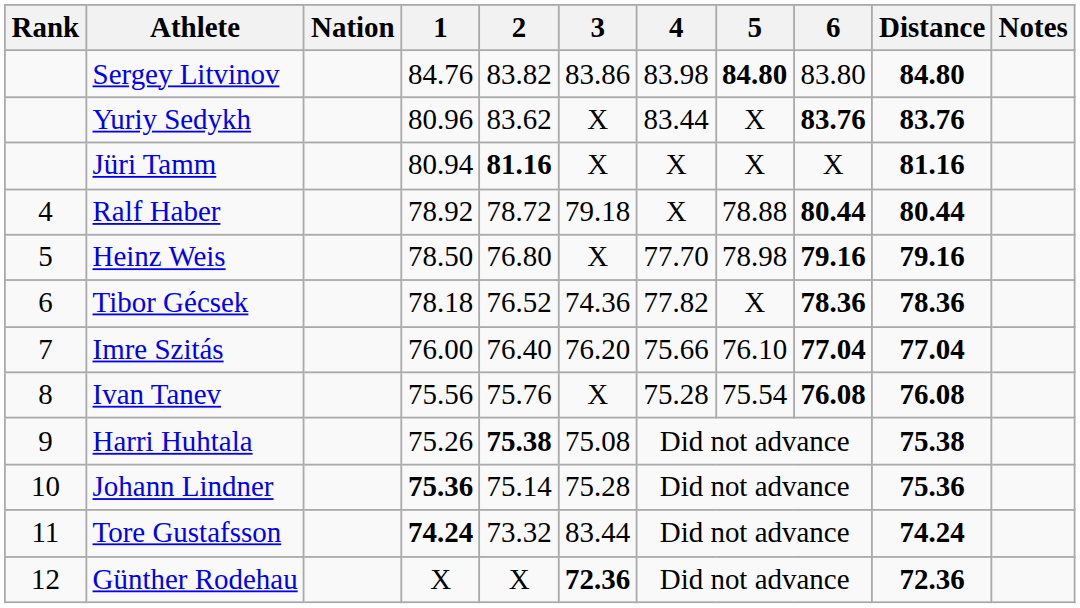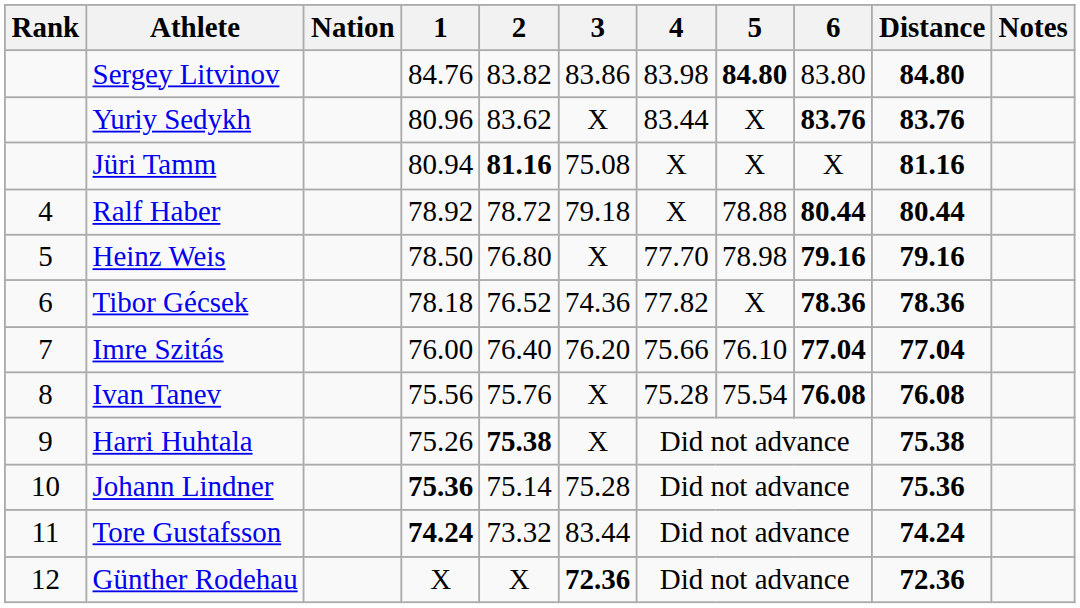(598, 165) X -> (598, 165) 75.08
(598, 440) 75.08 -> (598, 440) X
